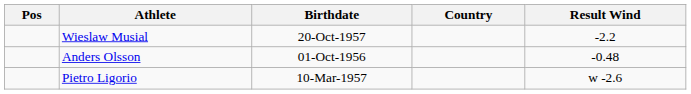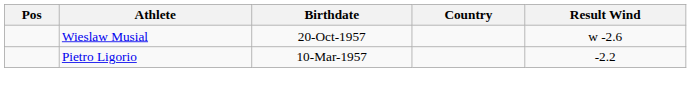(605, 36) -2.2 -> (605, 36) w -2.6
- row: (101, 57)
(605, 78) w -2.6 -> (605, 57) -2.2
